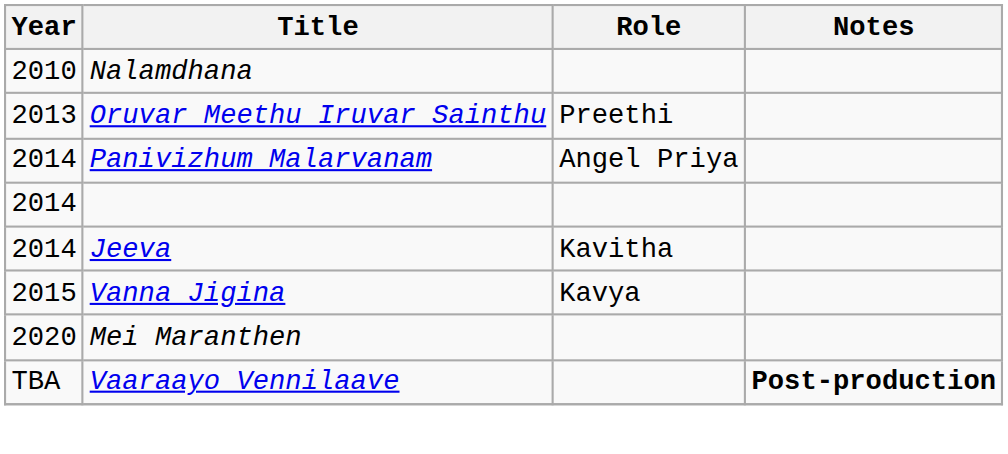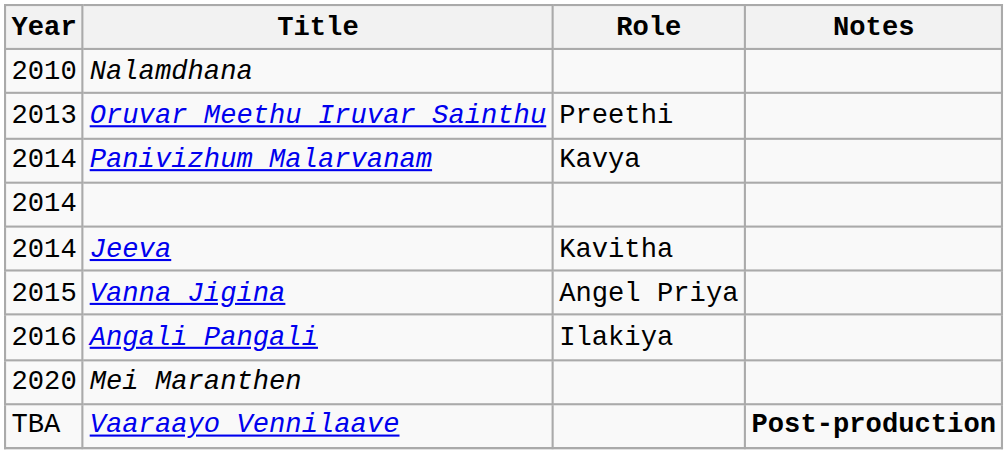(649, 160) Angel Priya -> (600, 160) Kavya
(600, 293) Kavya -> (649, 293) Angel Priya
+ row: (44, 337)
